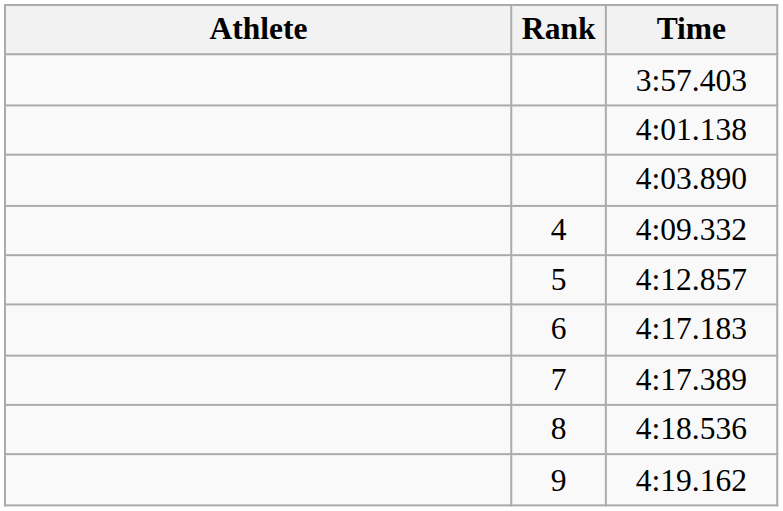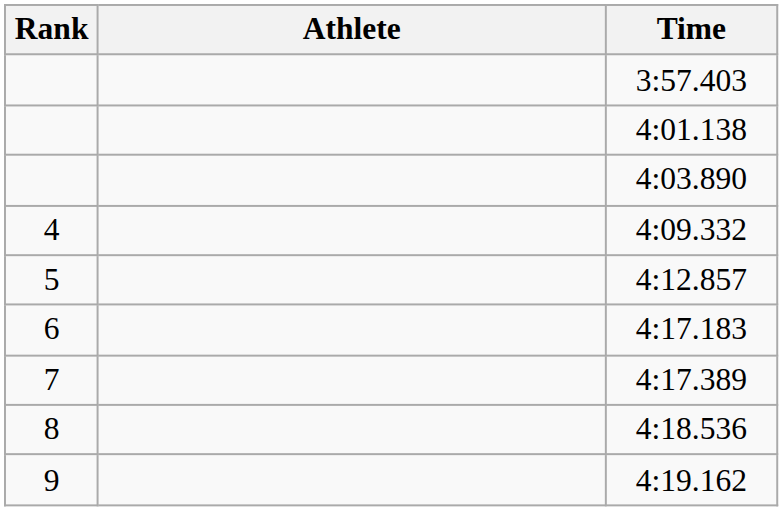columns swapped: (559, 29) <-> (258, 29)
